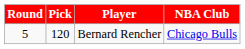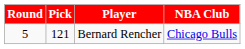(60, 33) 120 -> (60, 33) 121
